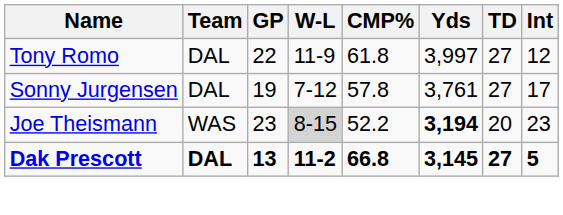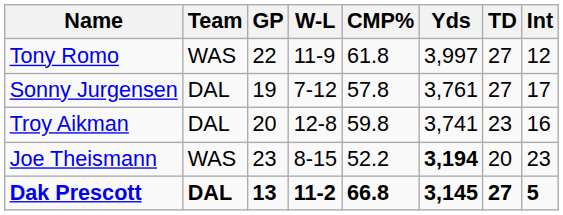(209, 55) DAL -> (212, 55) WAS
+ row: (69, 124)
(315, 124) lightgrey background -> (315, 158) no background
